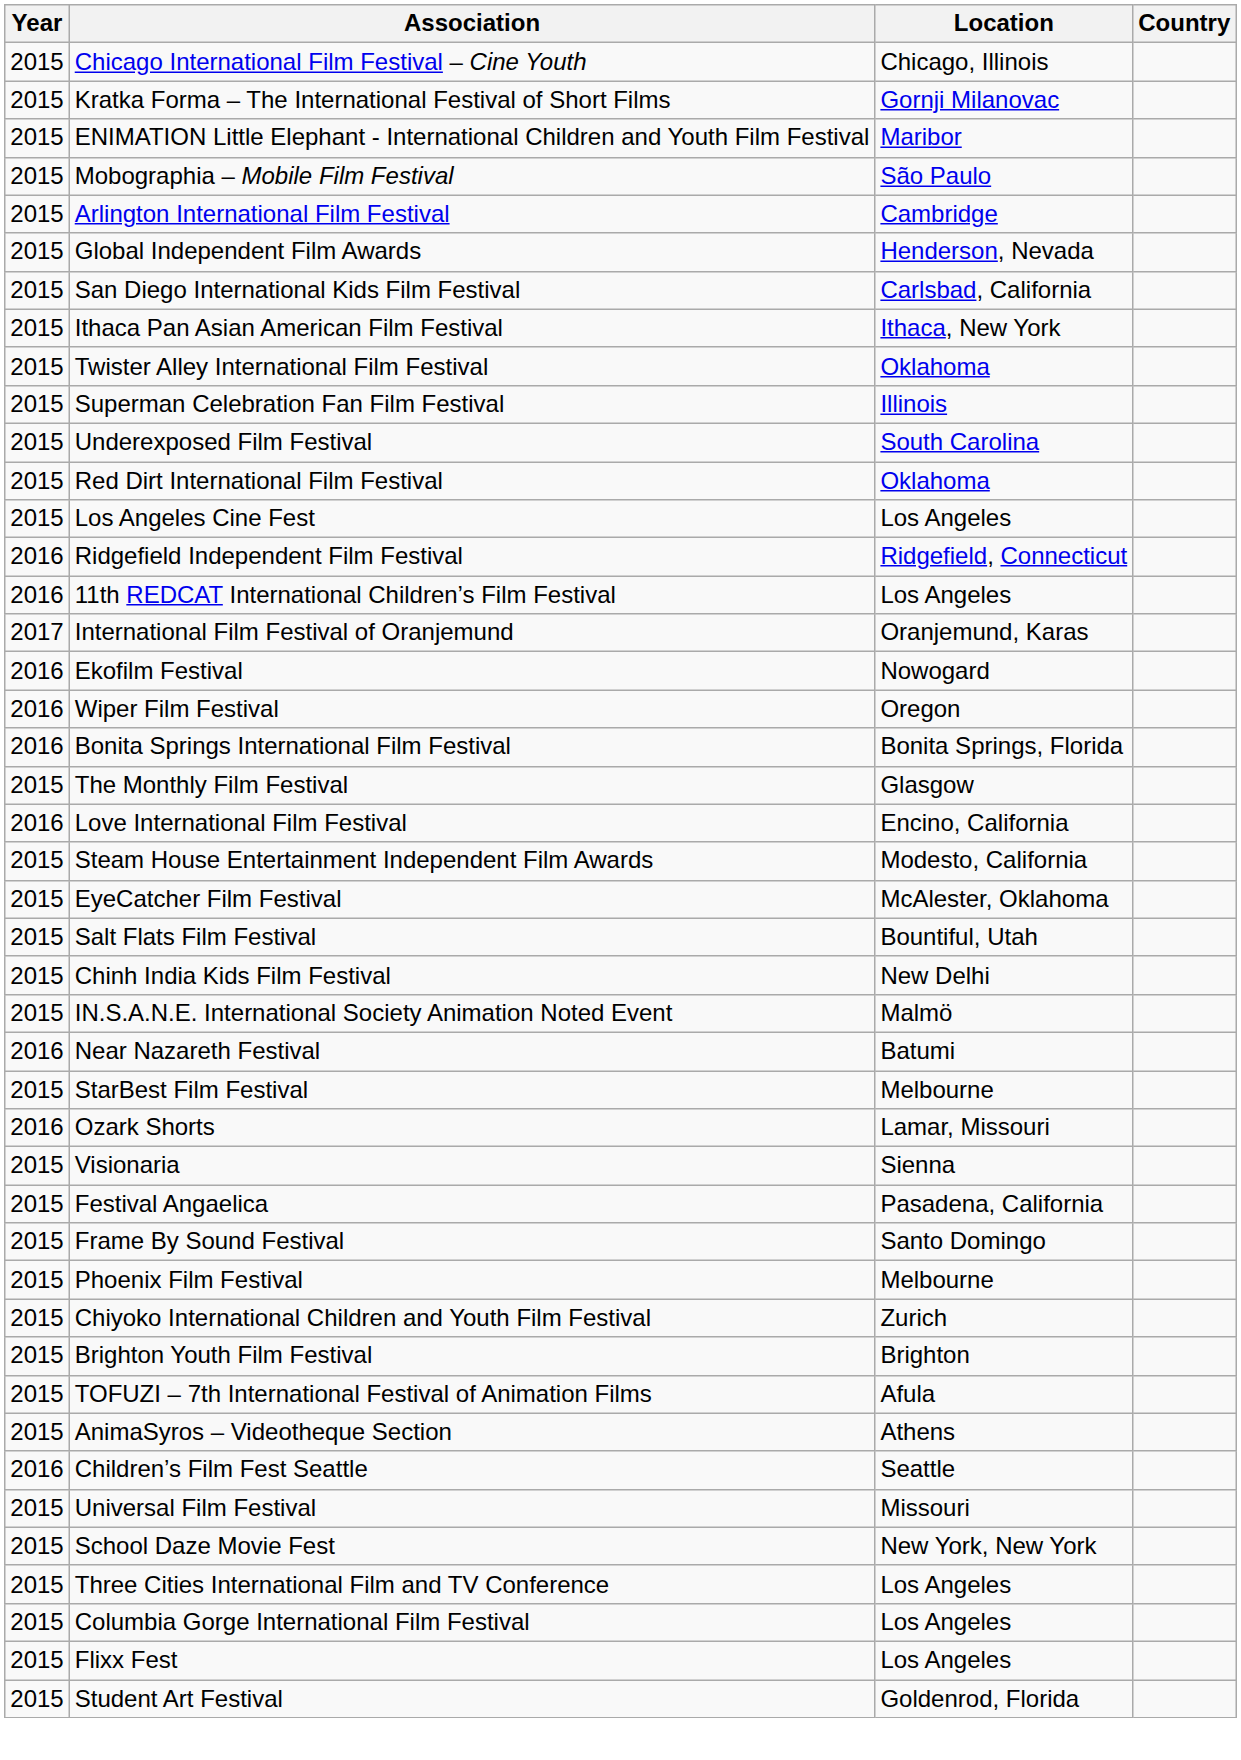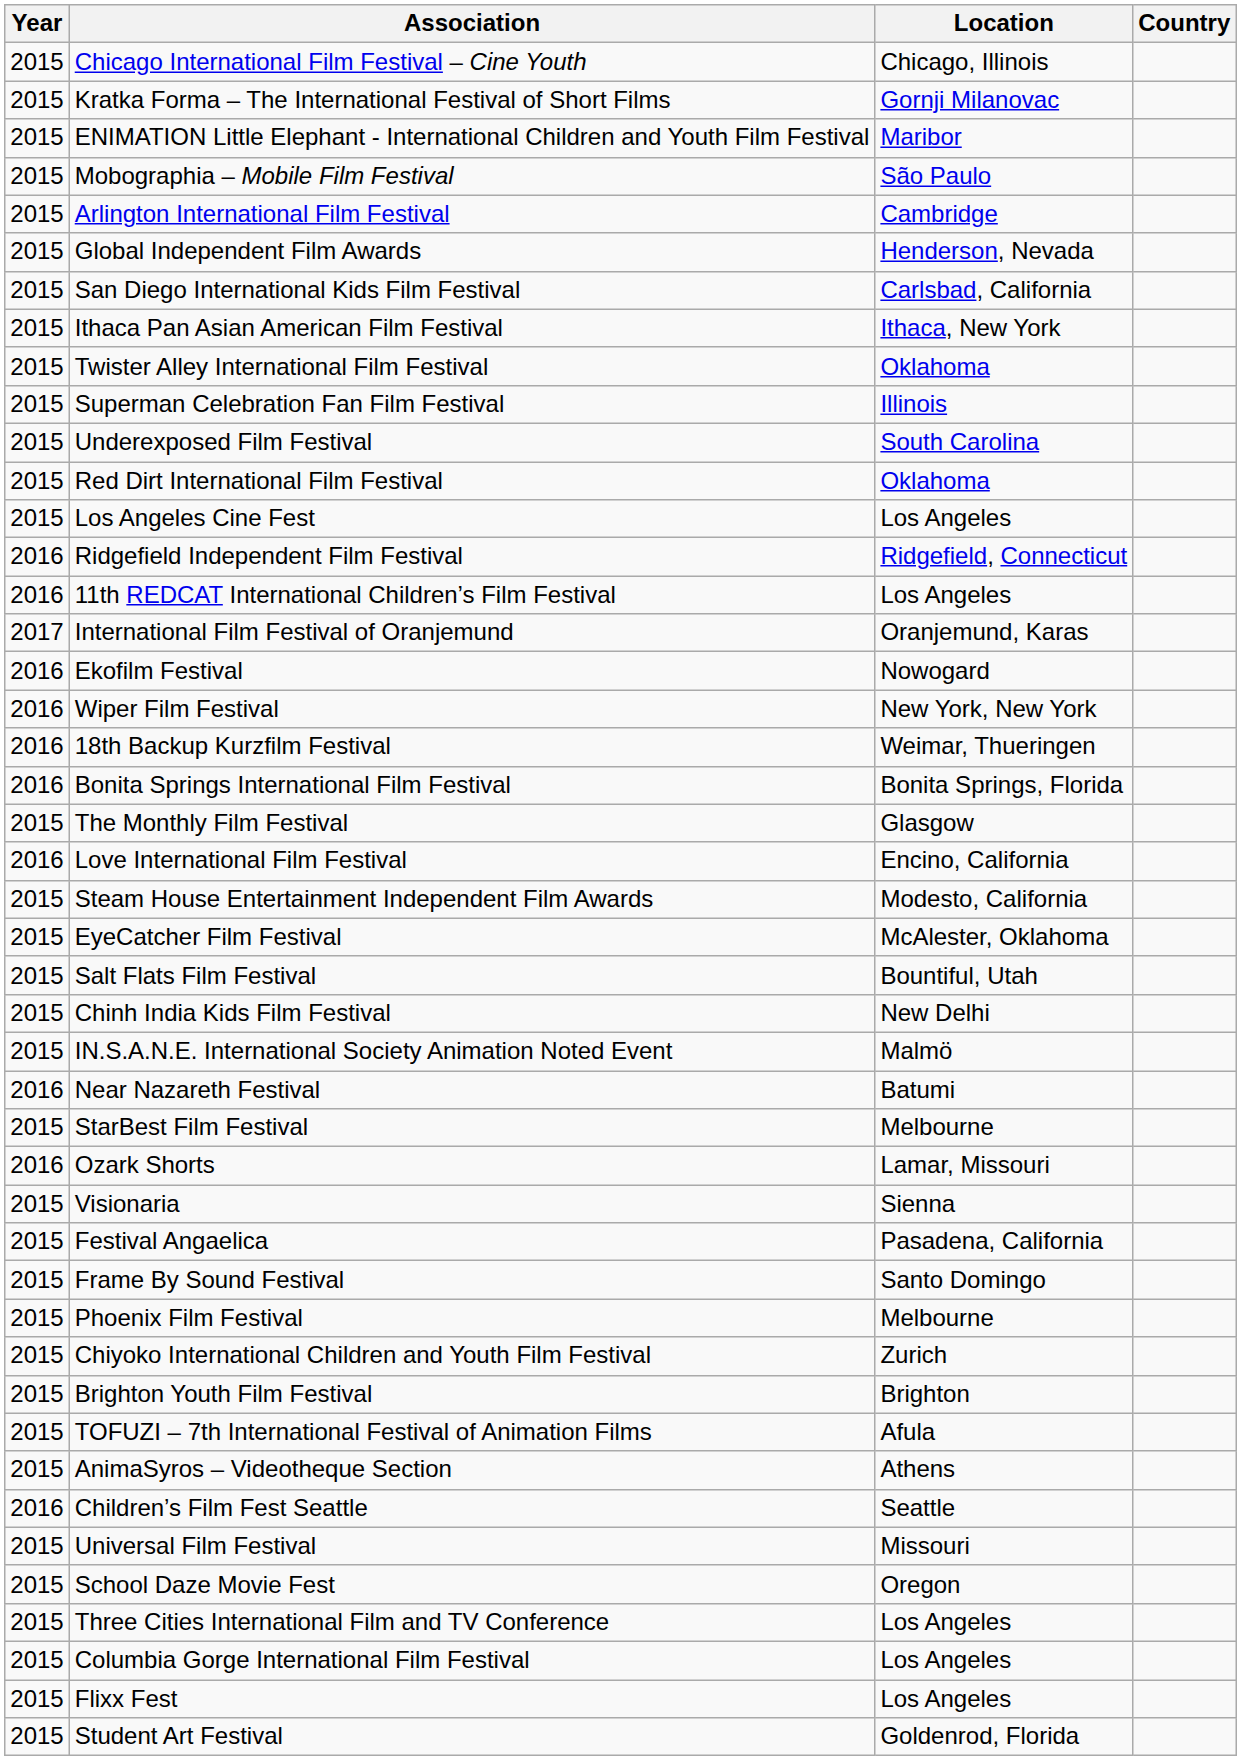(920, 708) Oregon -> (988, 708) New York, New York
+ row: (233, 746)
(988, 1546) New York, New York -> (920, 1584) Oregon
